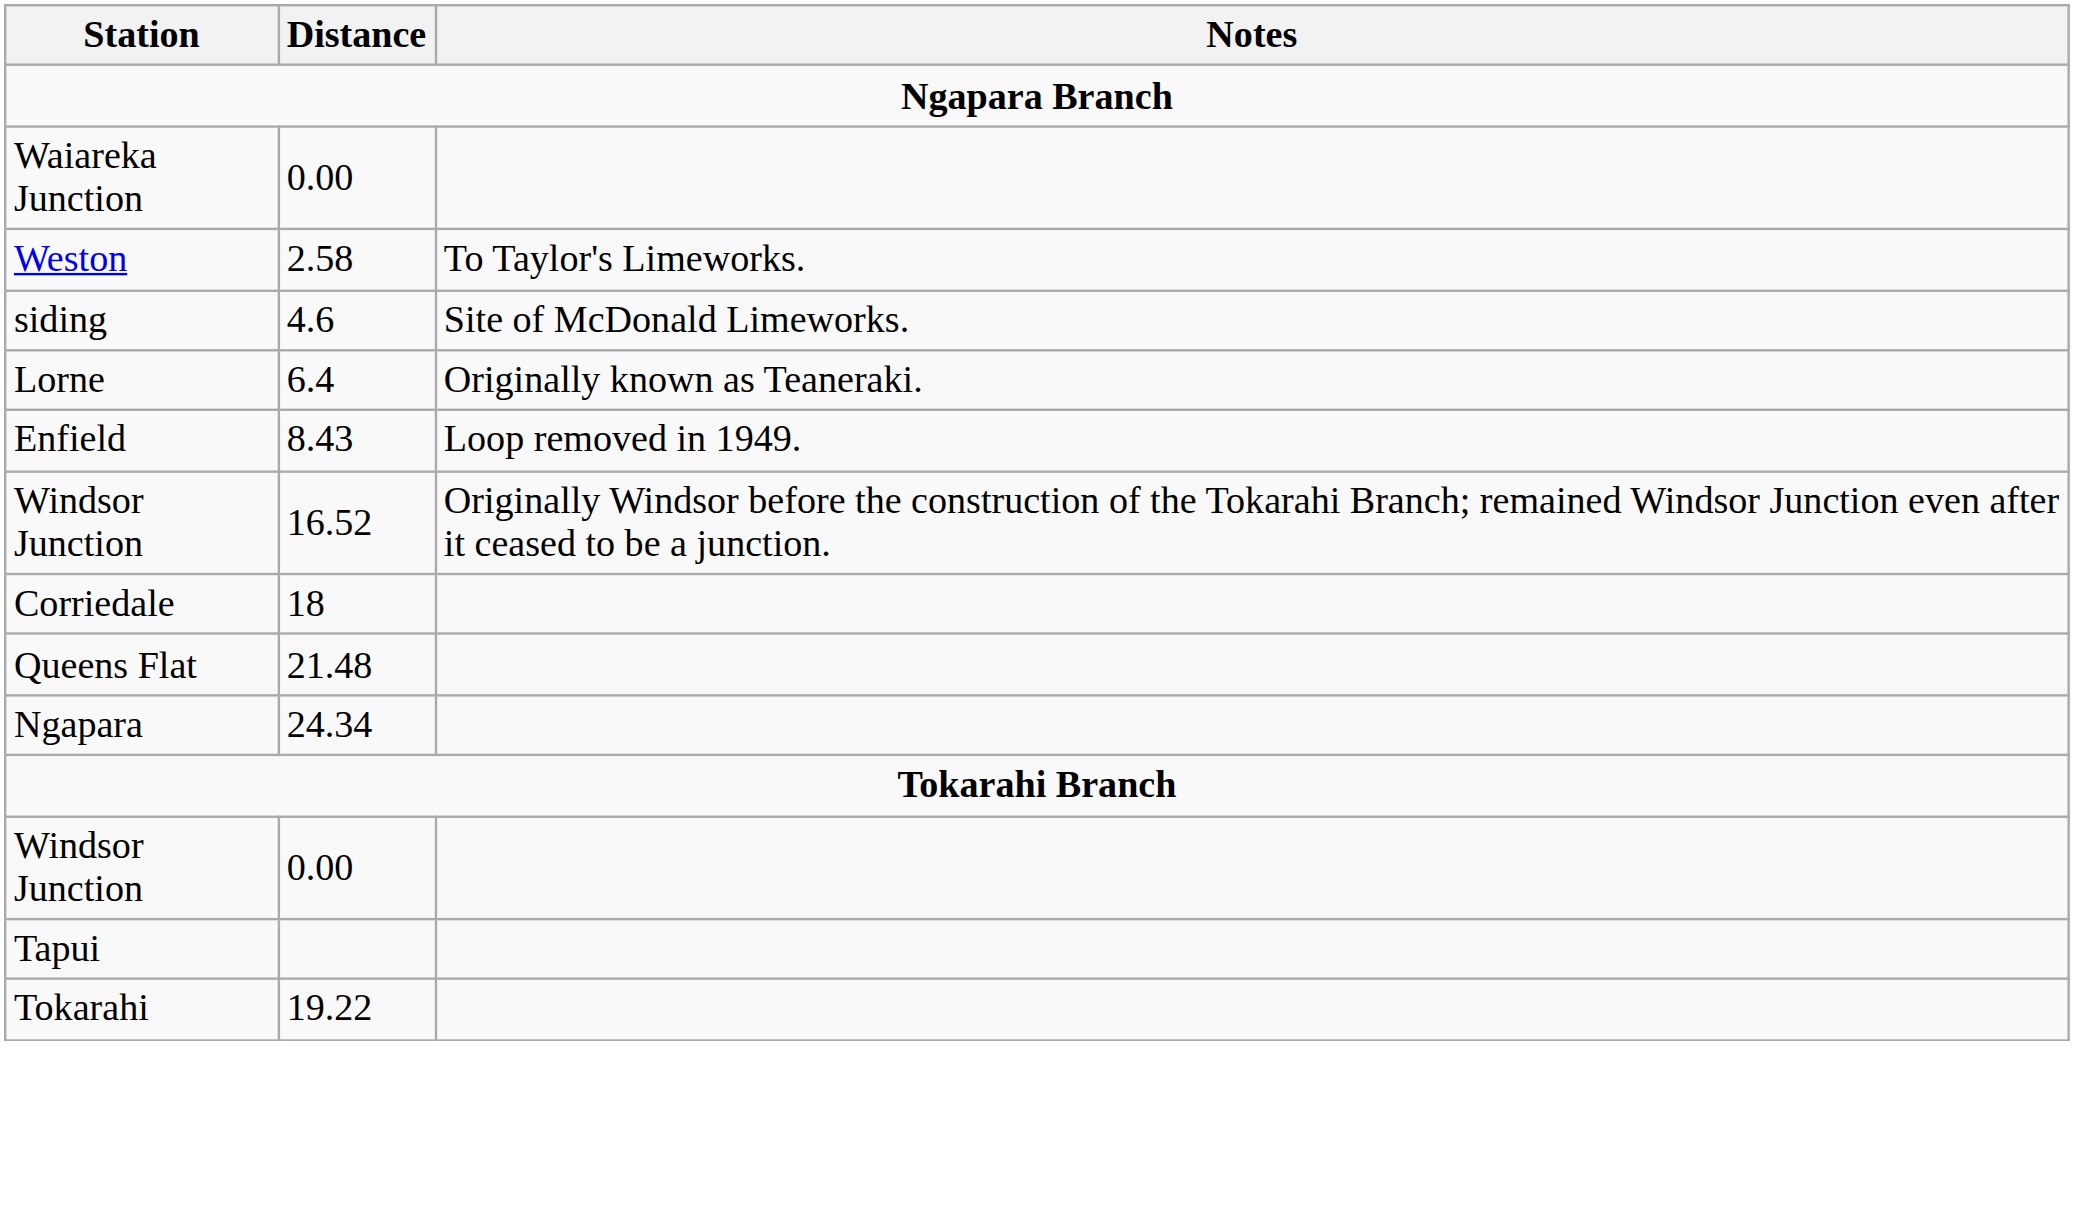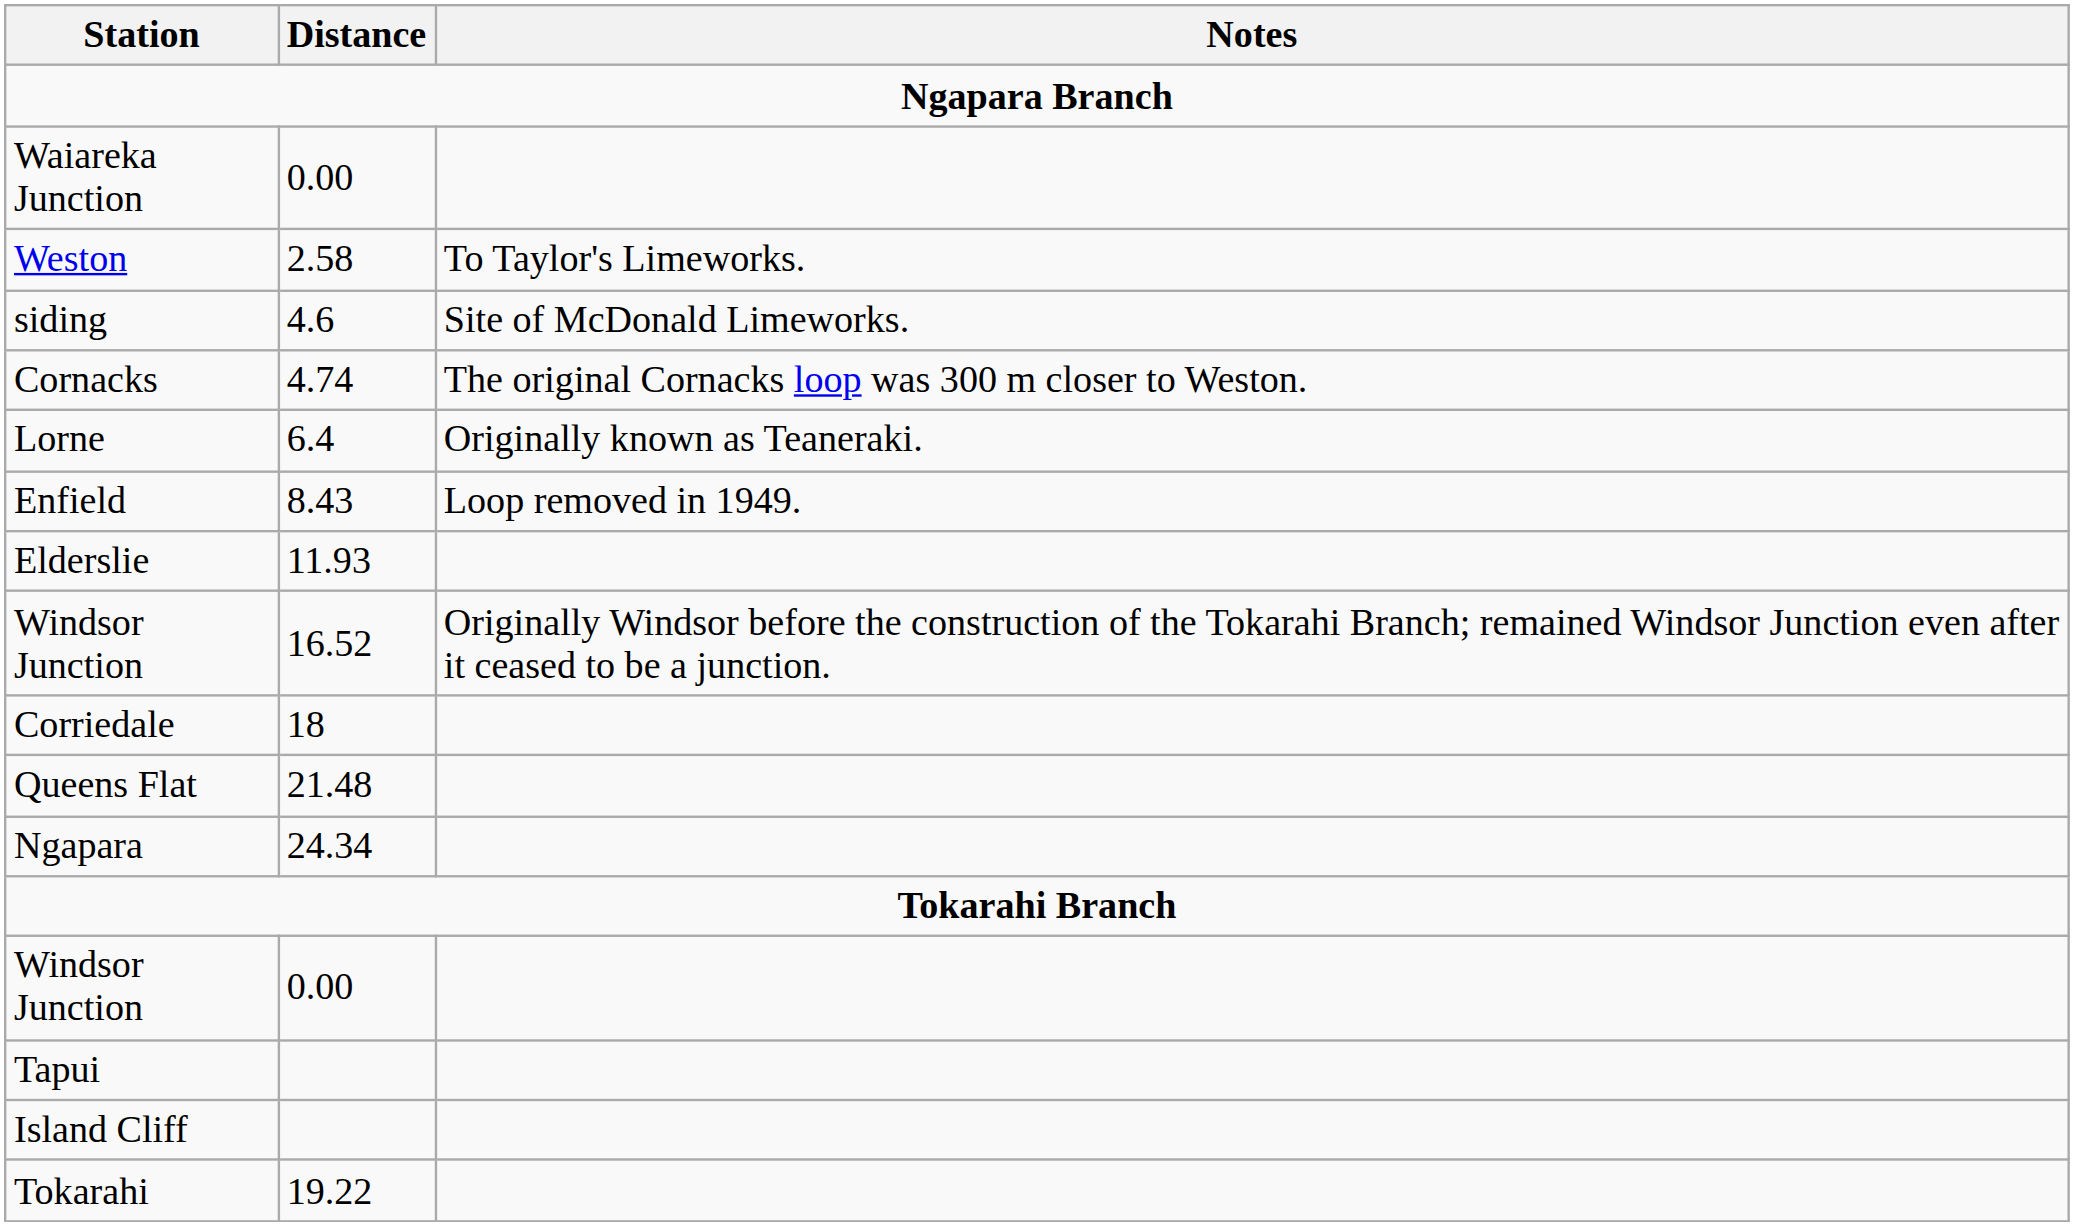+ row: (86, 379)
+ row: (82, 560)
+ row: (101, 1129)
